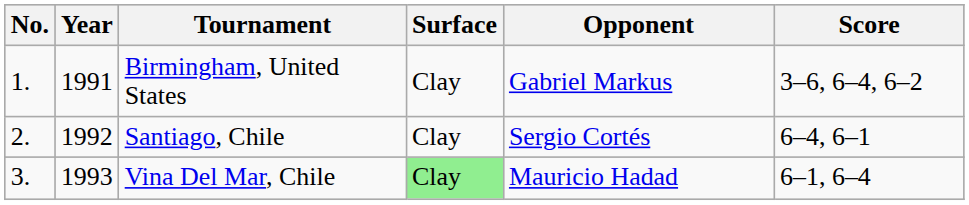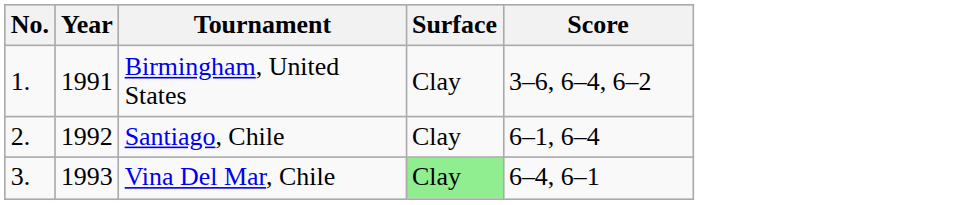- column: (639, 25)
(825, 136) 6–4, 6–1 -> (554, 136) 6–1, 6–4
(825, 177) 6–1, 6–4 -> (554, 177) 6–4, 6–1
